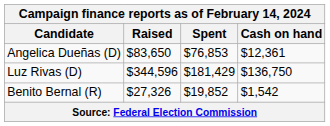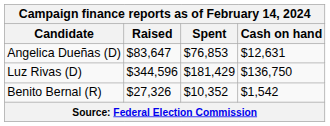(149, 53) $83,650 -> (149, 53) $83,647
(263, 53) $12,361 -> (263, 53) $12,631
(206, 92) $19,852 -> (206, 92) $10,352
